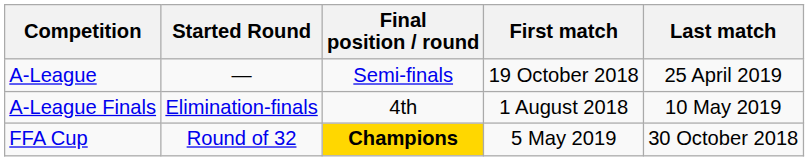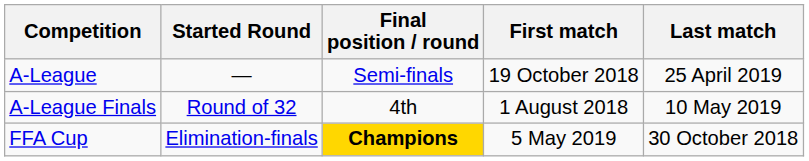(242, 107) Elimination-finals -> (242, 107) Round of 32
(242, 139) Round of 32 -> (242, 139) Elimination-finals
